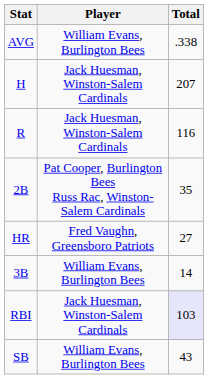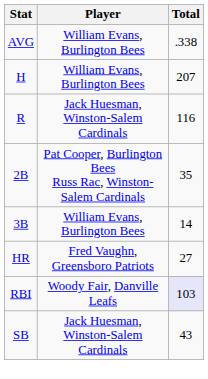(103, 84) Jack Huesman, Winston-Salem Cardinals -> (103, 76) William Evans, Burlington Bees
rows swapped: (21, 273) <-> (21, 238)
(103, 315) Jack Huesman, Winston-Salem Cardinals -> (103, 293) Woody Fair, Danville Leafs
(103, 357) William Evans, Burlington Bees -> (103, 335) Jack Huesman, Winston-Salem Cardinals
